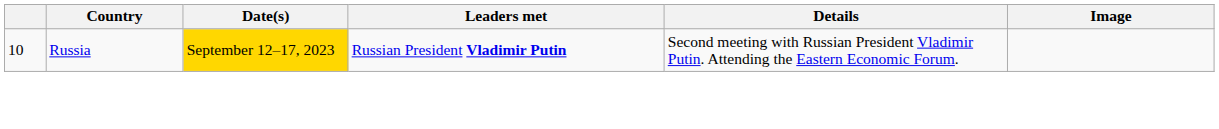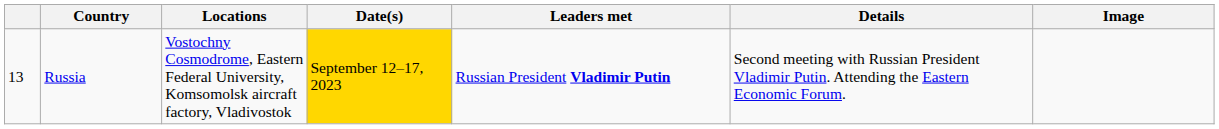+ column: (234, 16)
(16, 50) 10 -> (16, 76) 13
